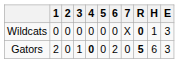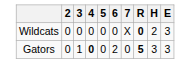- column: (56, 13)
(154, 31) 1 -> (154, 31) 2
(154, 49) 6 -> (154, 49) 3
